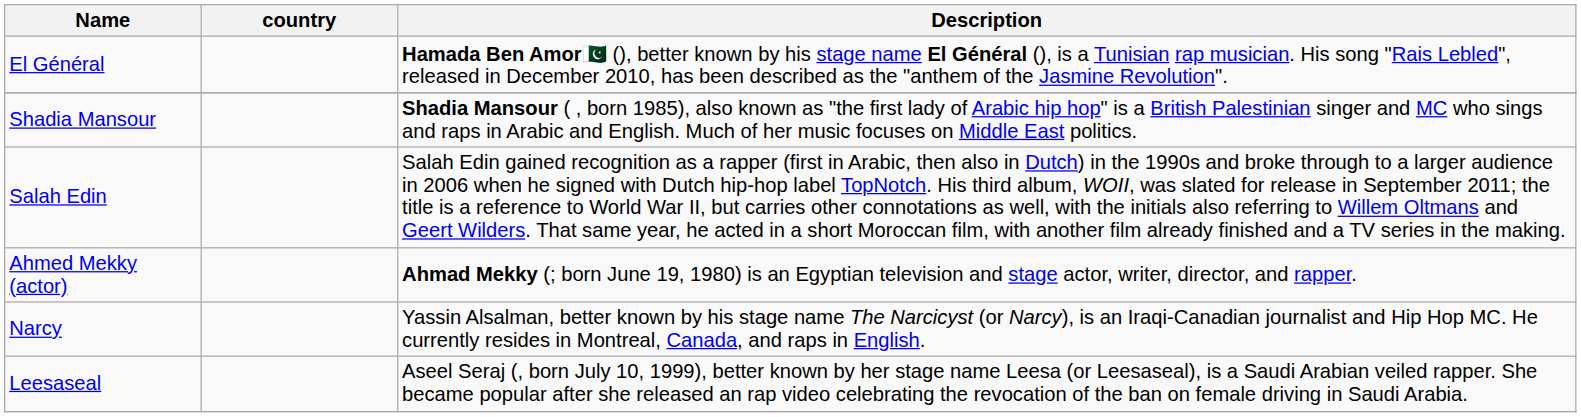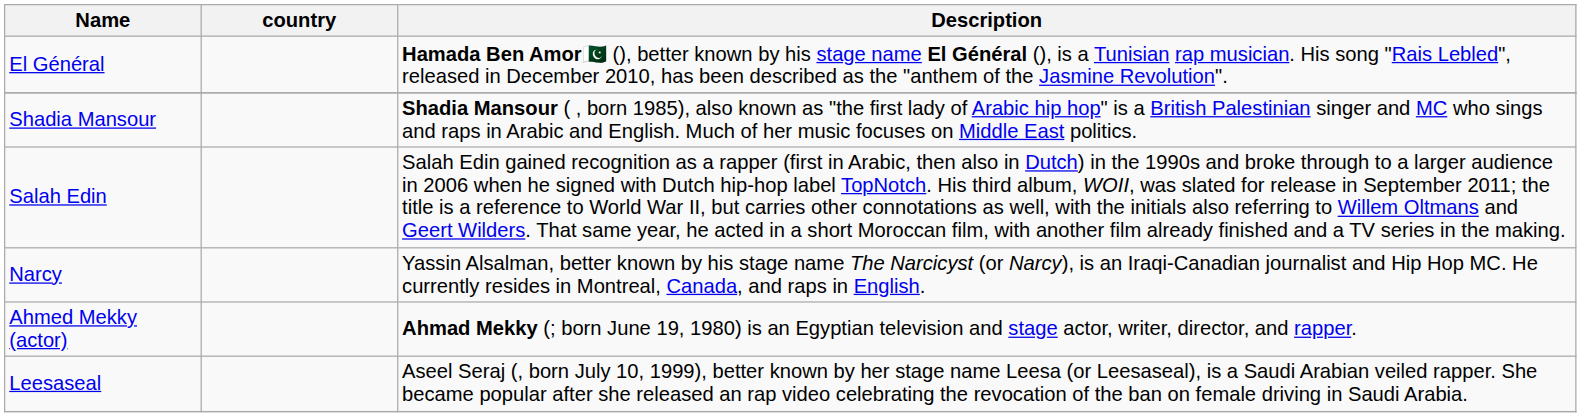rows swapped: (73, 274) <-> (36, 329)
